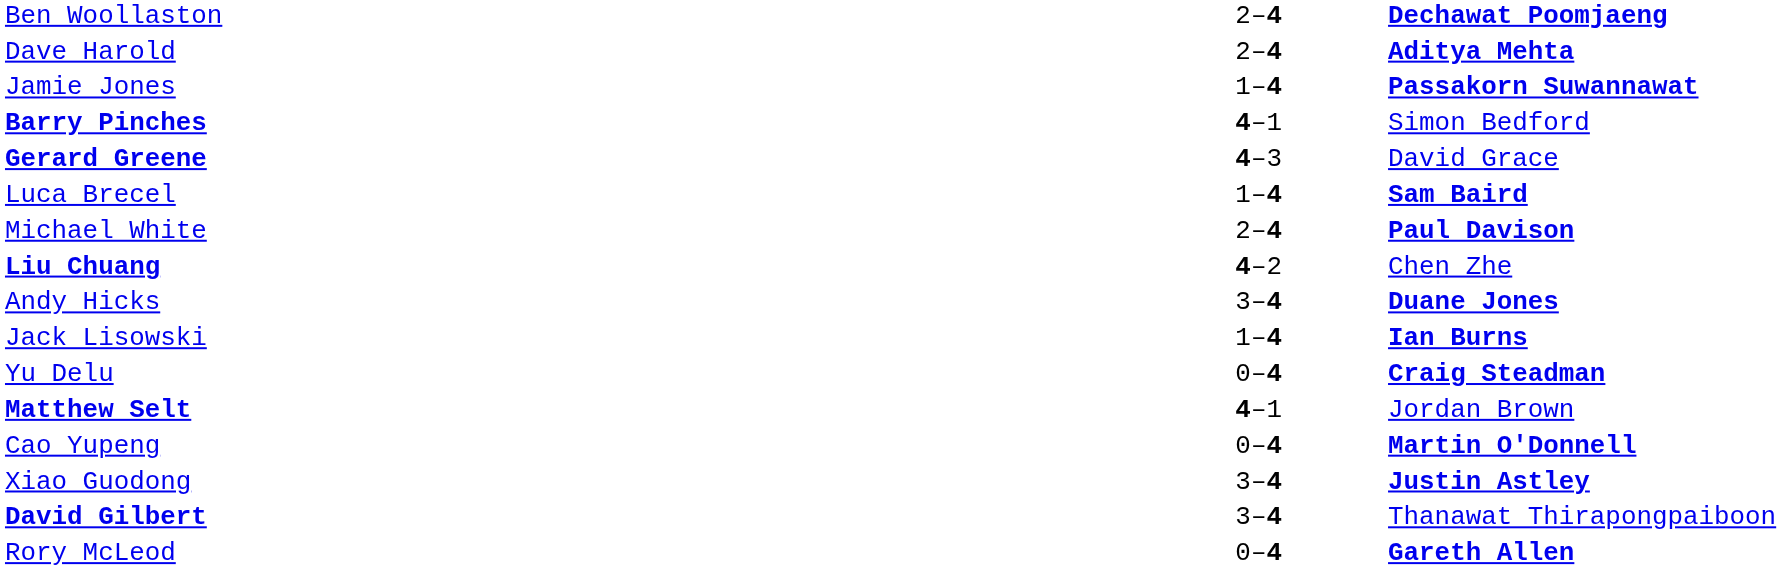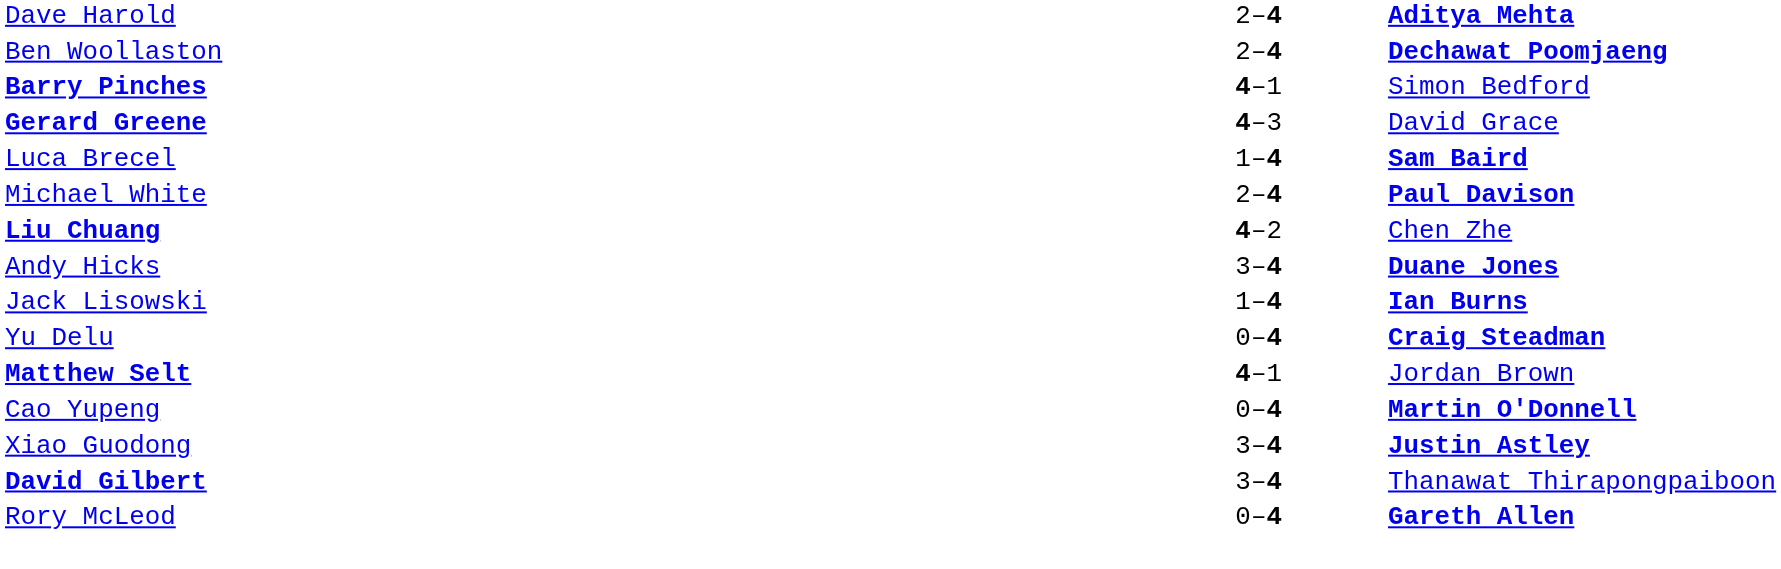rows swapped: (114, 16) <-> (90, 52)
- row: (90, 88)
